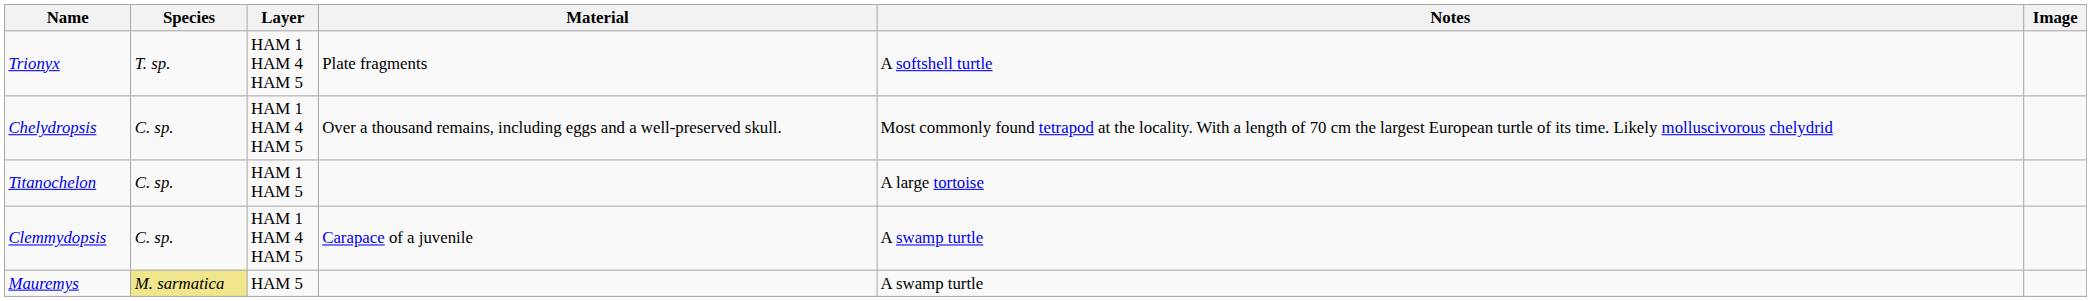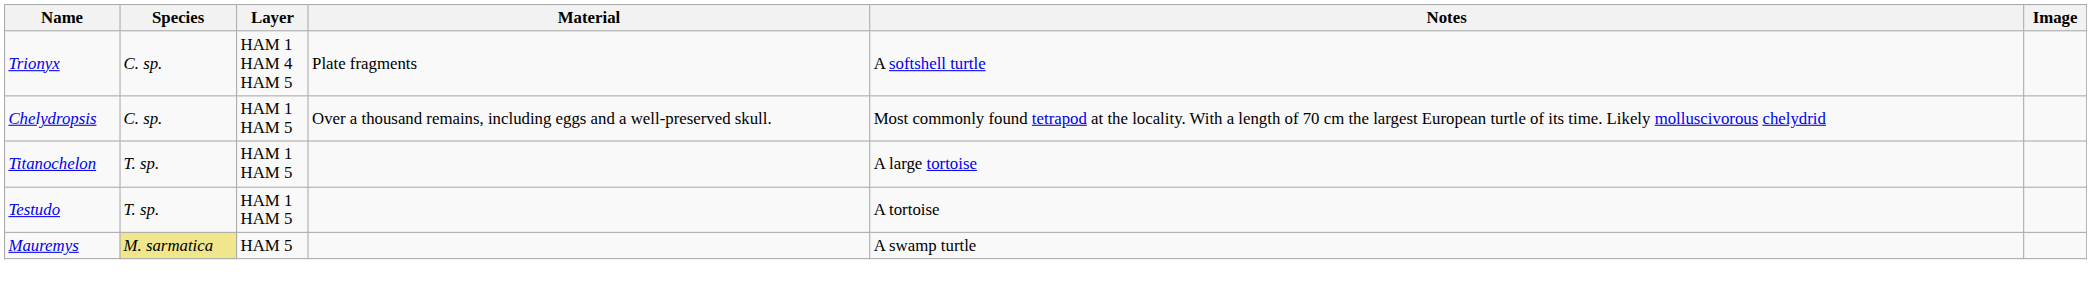(153, 63) T. sp. -> (143, 63) C. sp.
(277, 127) HAM 1 HAM 4 HAM 5 -> (266, 118) HAM 1 HAM 5
(154, 182) C. sp. -> (141, 163) T. sp.
+ row: (34, 209)
- row: (57, 237)
